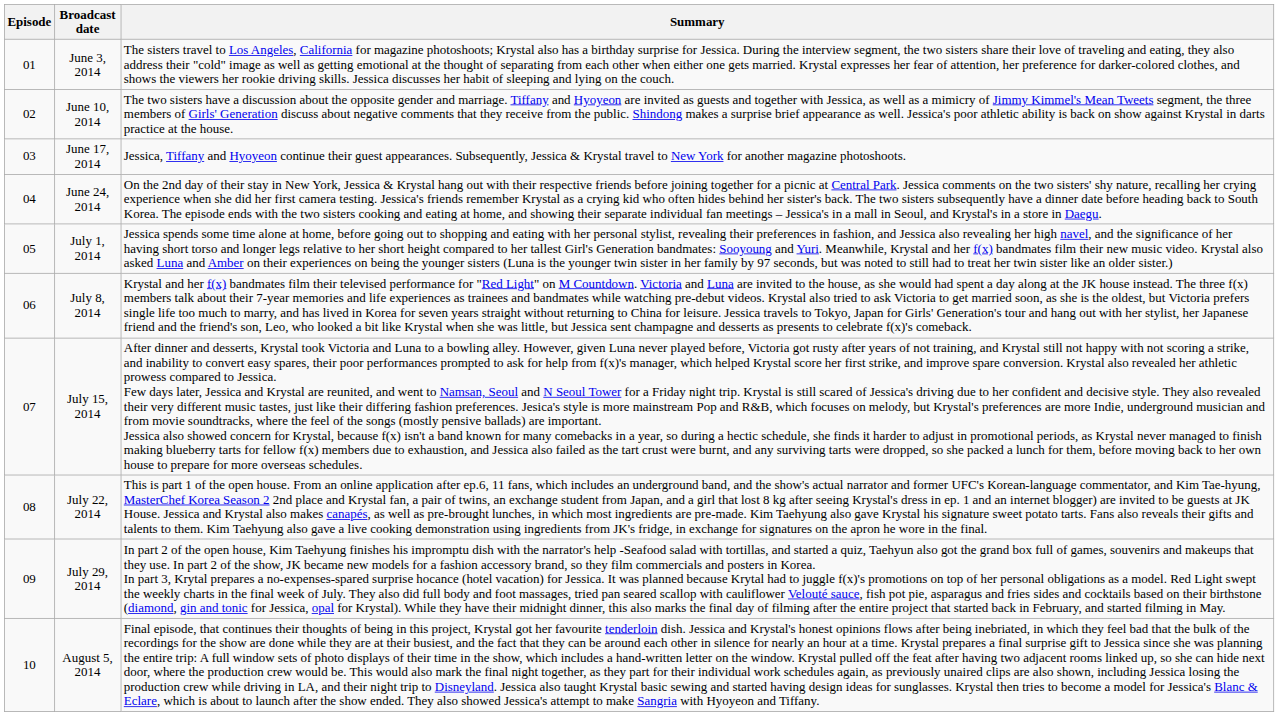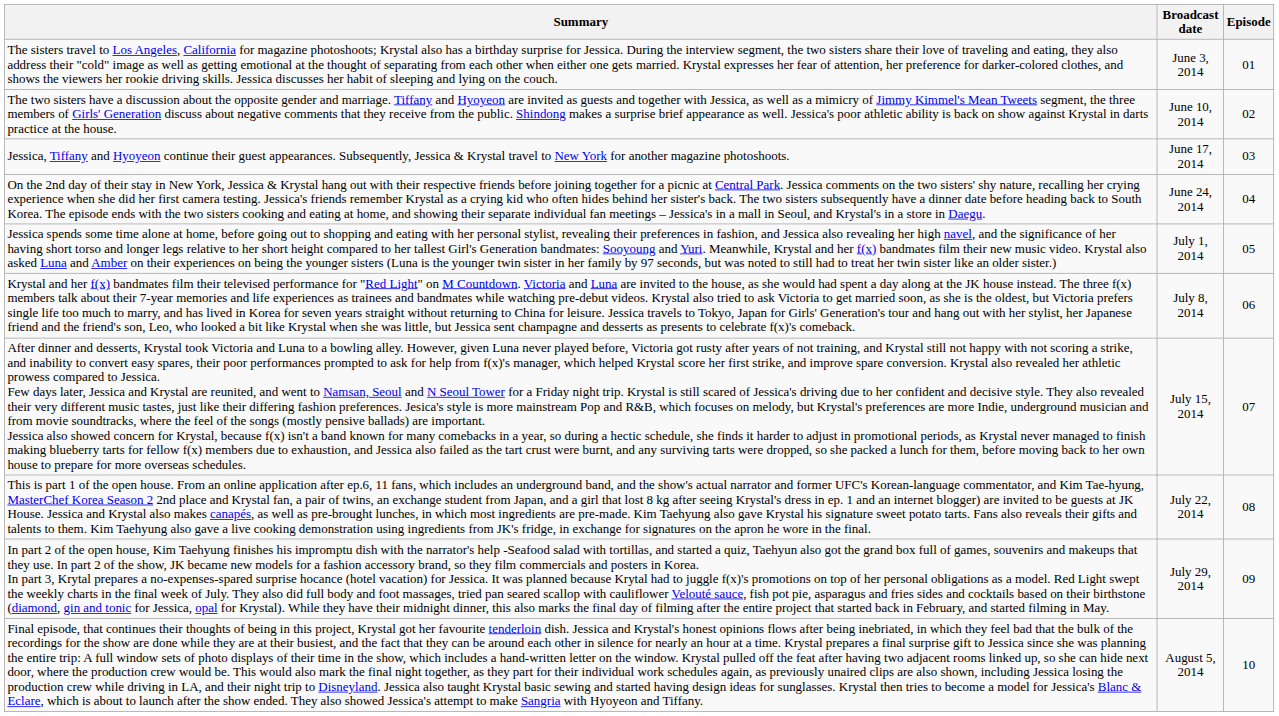columns swapped: (29, 22) <-> (697, 22)
